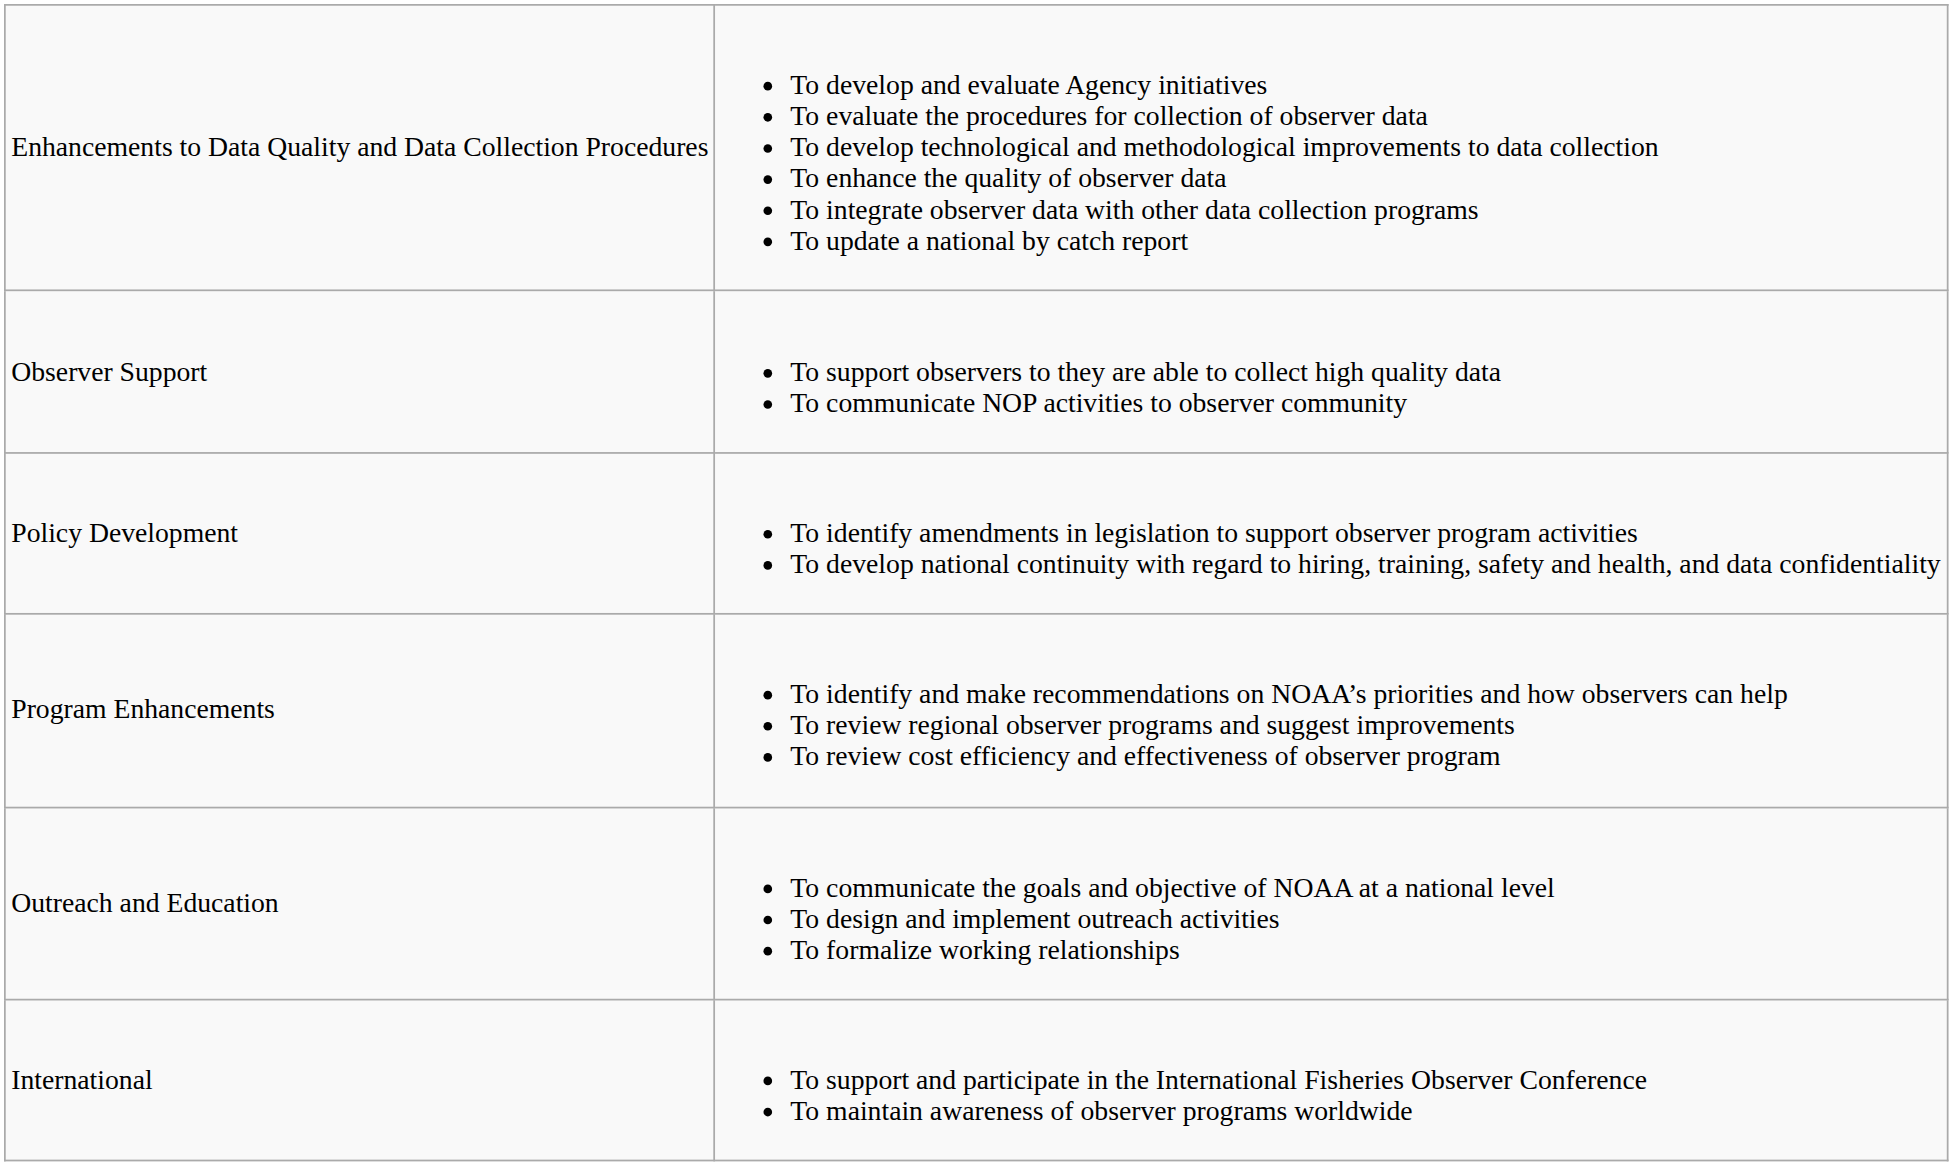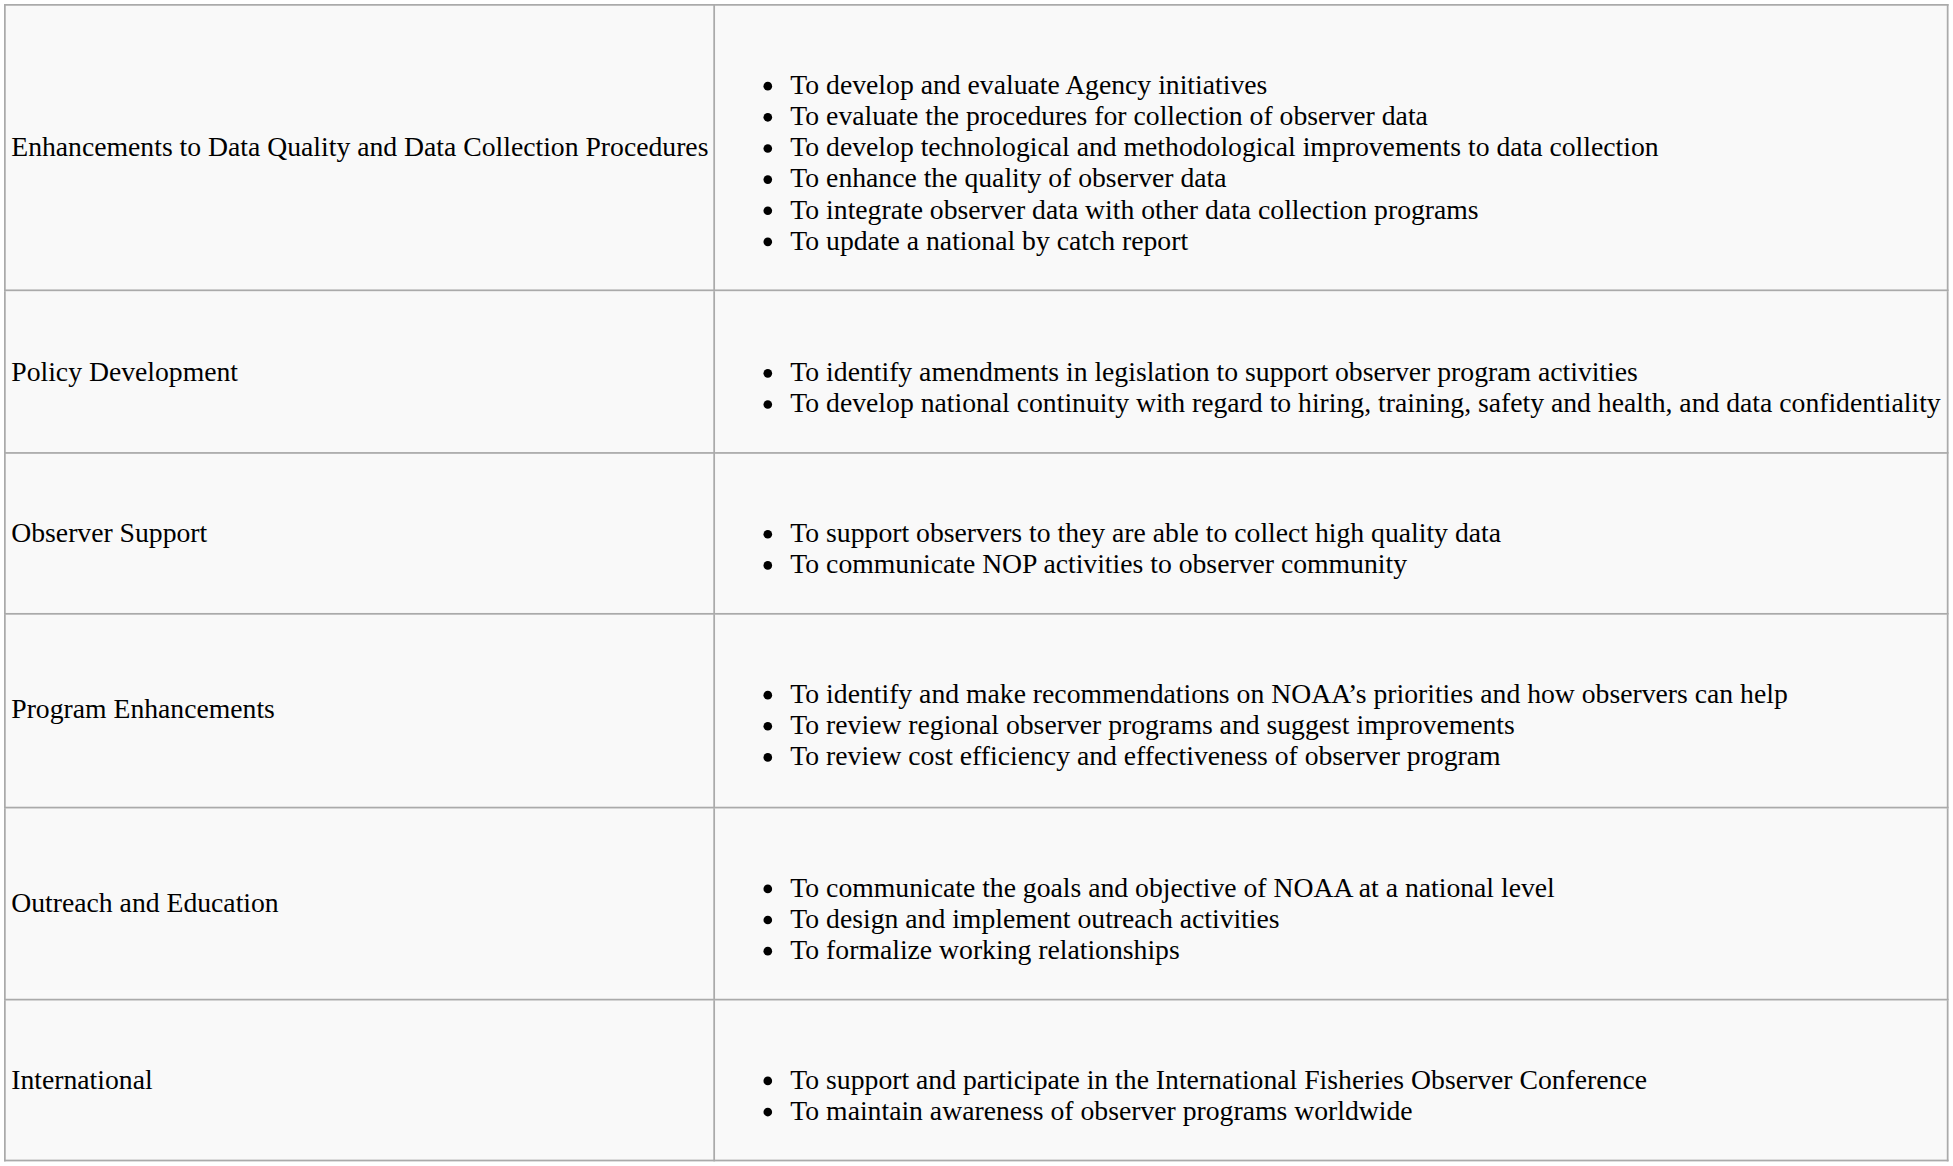rows swapped: (125, 532) <-> (109, 371)
